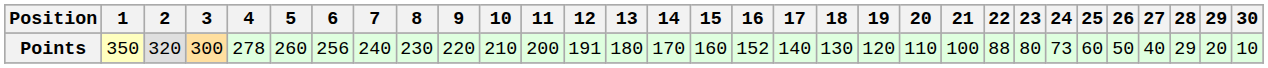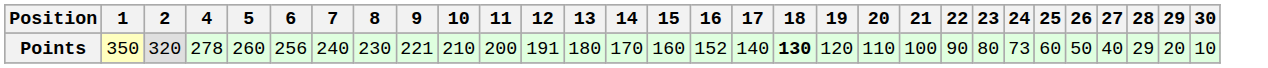- column: (207, 19)
(459, 48) 220 -> (417, 48) 221
(837, 48) normal -> (795, 48) bold
(999, 48) 88 -> (957, 48) 90
